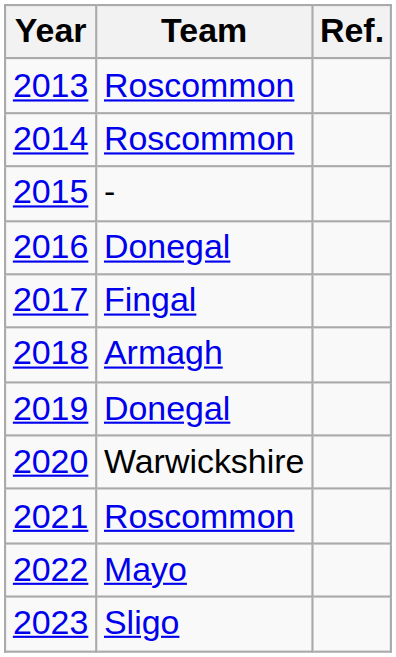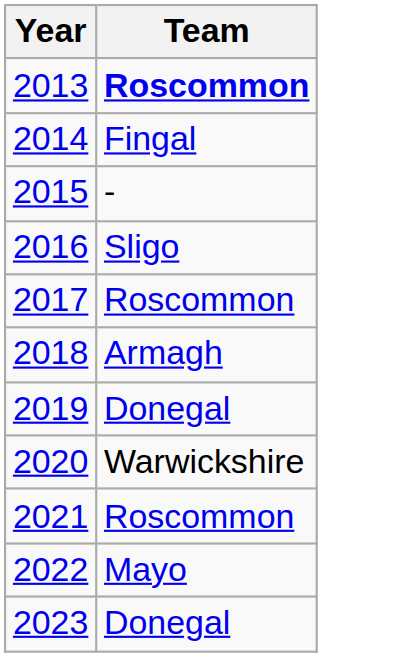- column: (352, 31)
(199, 85) normal -> (207, 85) bold
(199, 138) Roscommon -> (150, 138) Fingal
(167, 246) Donegal -> (142, 246) Sligo
(150, 300) Fingal -> (199, 300) Roscommon
(142, 623) Sligo -> (167, 623) Donegal
